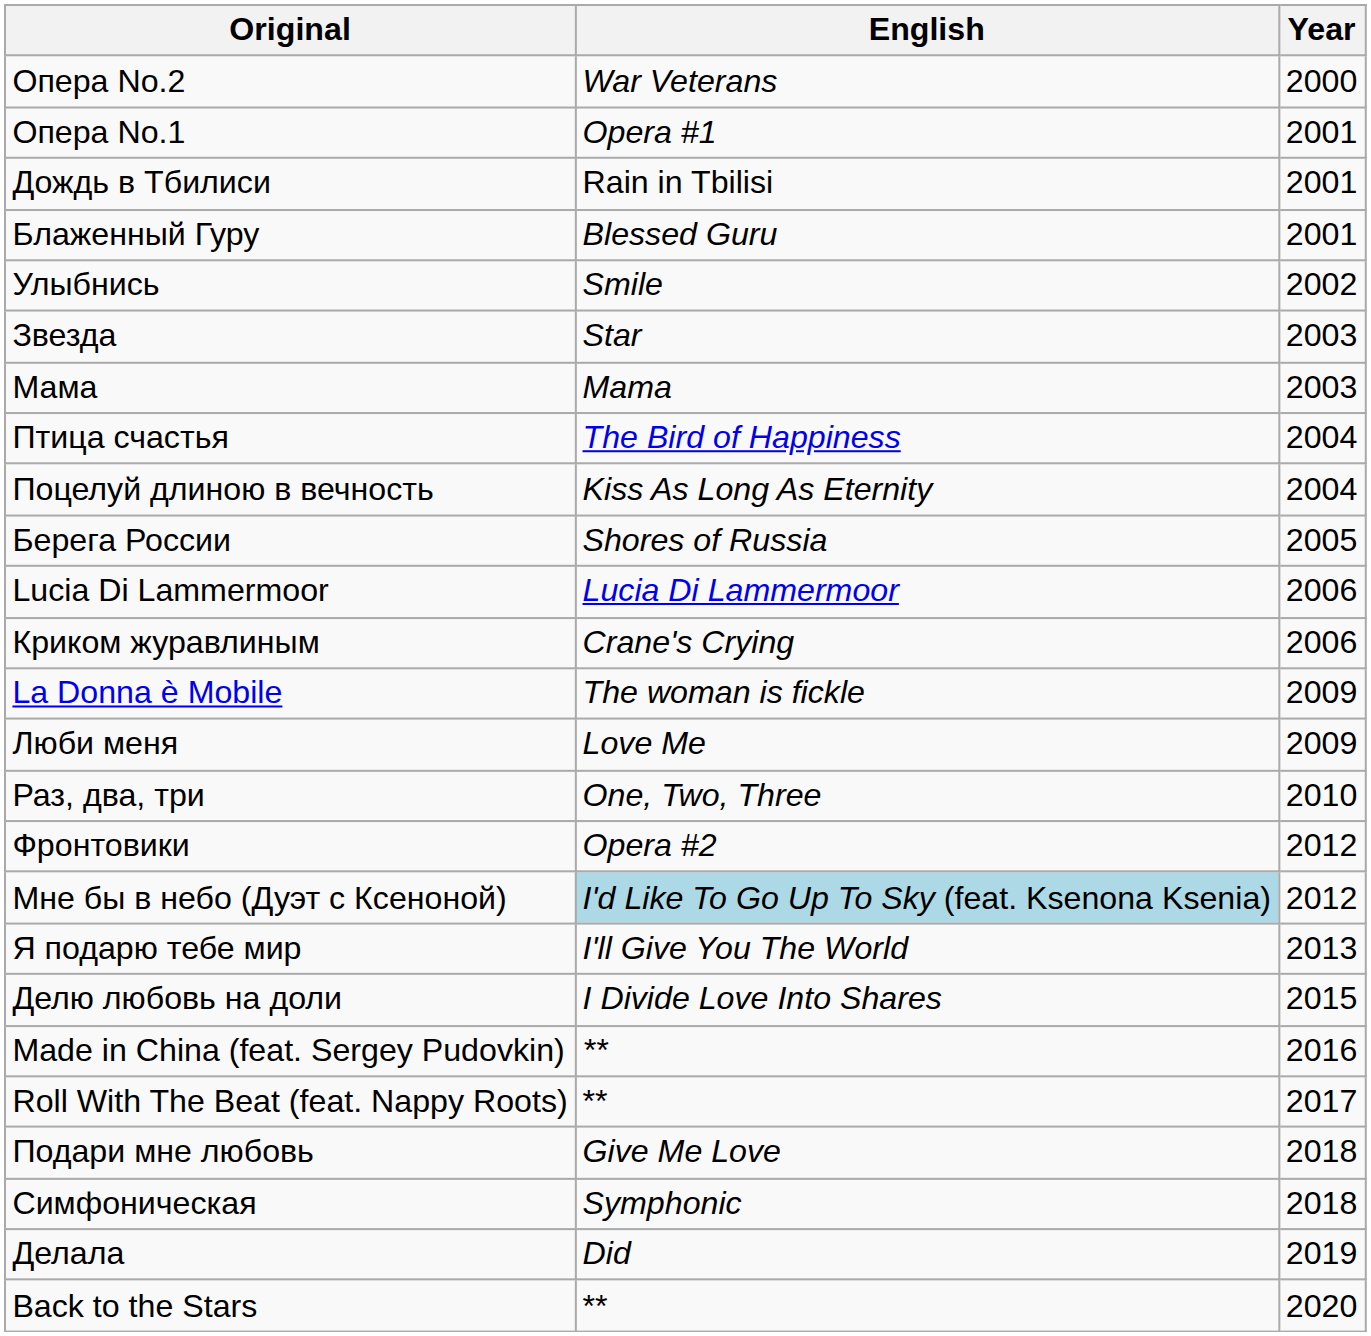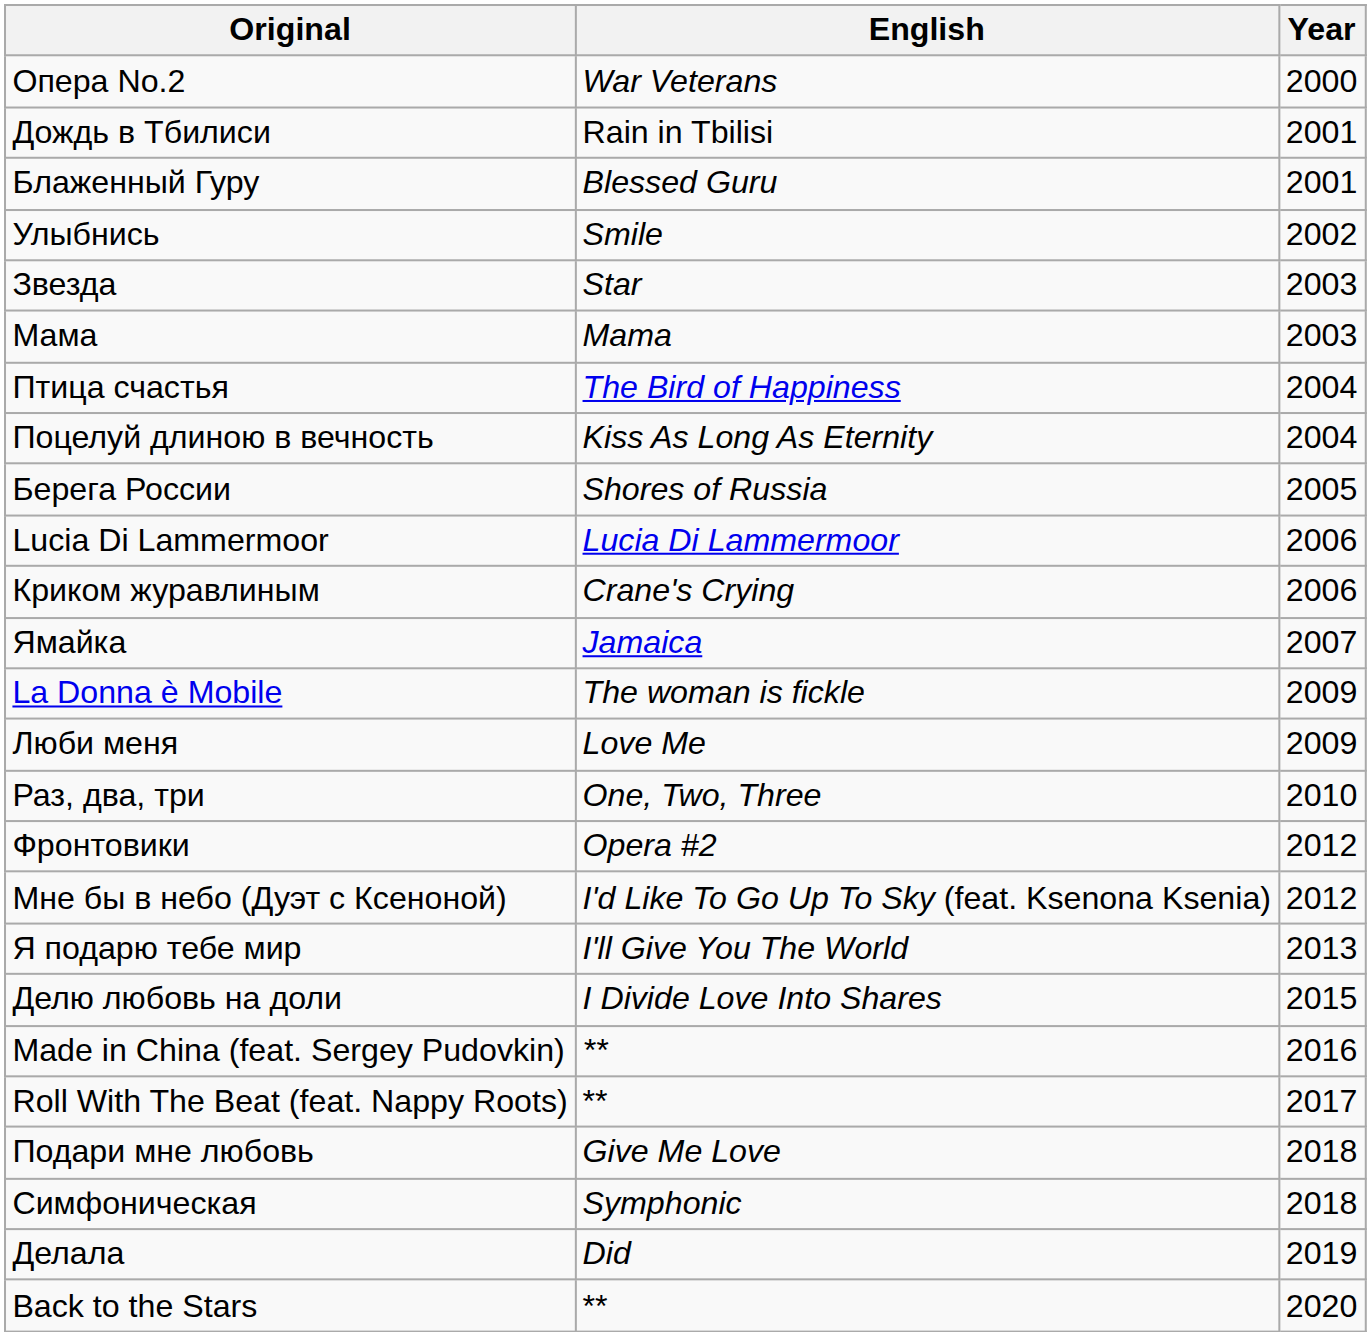- row: (99, 132)
+ row: (69, 642)
(927, 897) lightblue background -> (927, 897) no background
